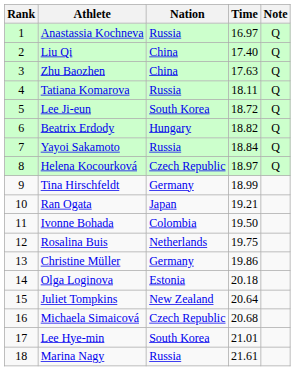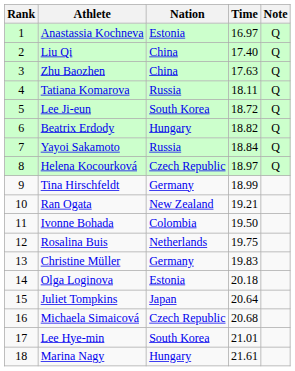(165, 33) Russia -> (167, 33) Estonia
(163, 204) Japan -> (181, 204) New Zealand
(245, 261) 19.86 -> (245, 261) 19.83
(181, 299) New Zealand -> (163, 299) Japan
(165, 356) Russia -> (170, 356) Hungary
